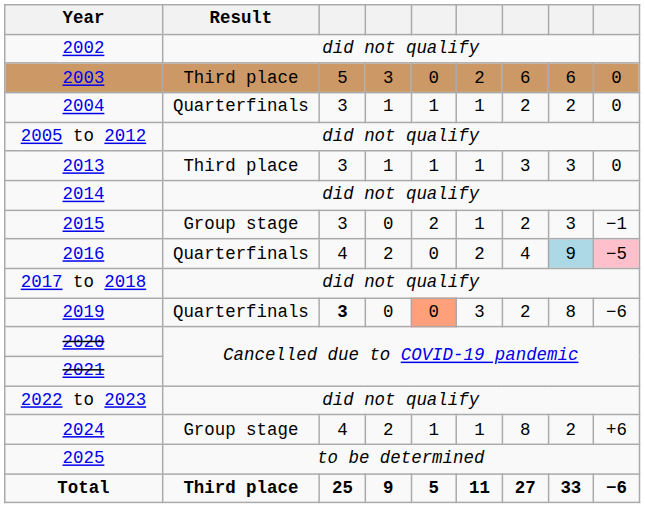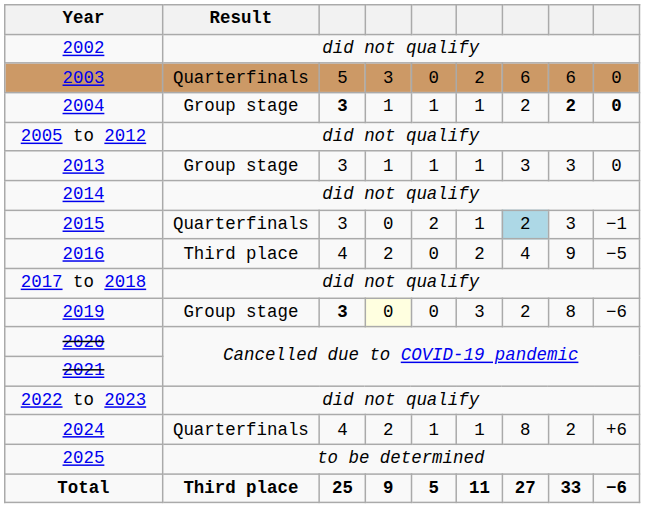(241, 78) Third place -> (241, 78) Quarterfinals
(241, 107) Quarterfinals -> (241, 107) Group stage
(342, 107) normal -> (342, 107) bold
(571, 107) normal -> (571, 107) bold
(616, 107) normal -> (616, 107) bold
(241, 166) Third place -> (241, 166) Group stage
(241, 224) Group stage -> (241, 224) Quarterfinals
(525, 224) no background -> (525, 224) lightblue background
(241, 253) Quarterfinals -> (241, 253) Third place
(571, 253) lightblue background -> (571, 253) no background
(617, 253) pink background -> (617, 253) no background
(241, 312) Quarterfinals -> (241, 312) Group stage
(388, 312) no background -> (388, 312) lightyellow background
(434, 312) lightsalmon background -> (434, 312) no background
(241, 429) Group stage -> (241, 429) Quarterfinals
